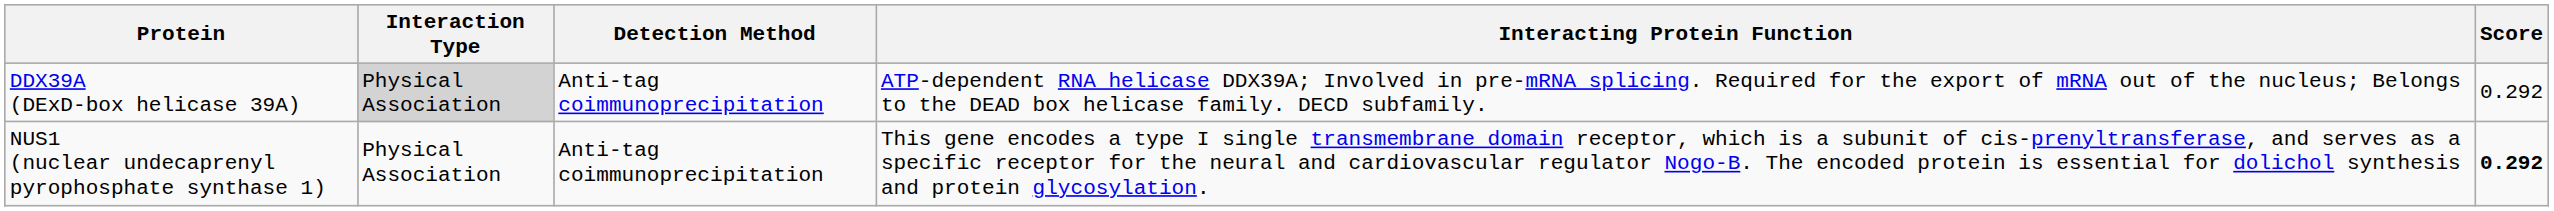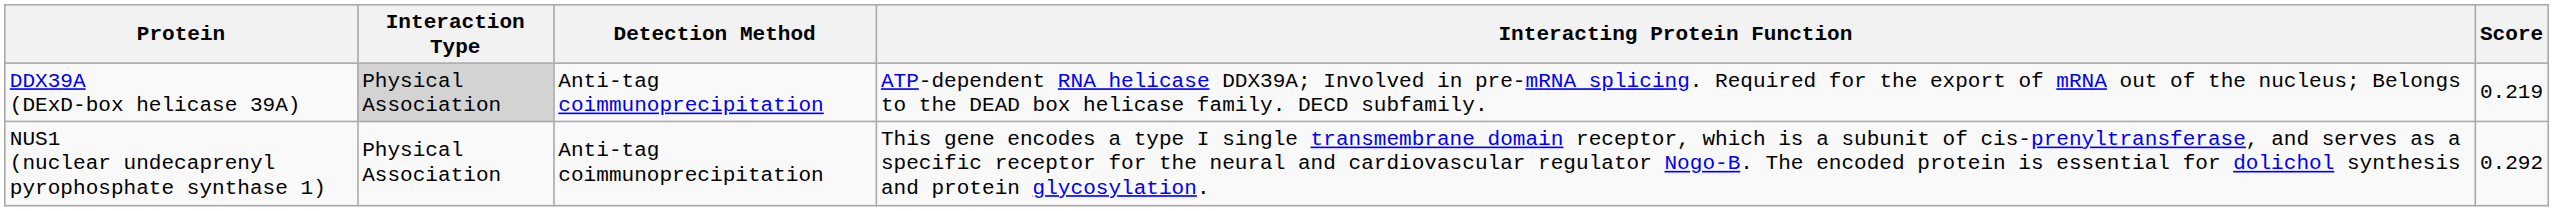(2512, 93) 0.292 -> (2512, 93) 0.219
(2512, 164) bold -> (2512, 164) normal
